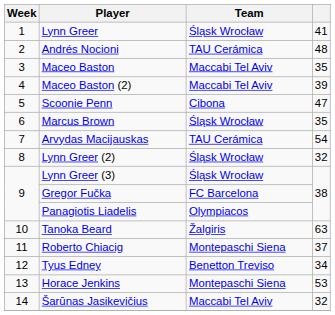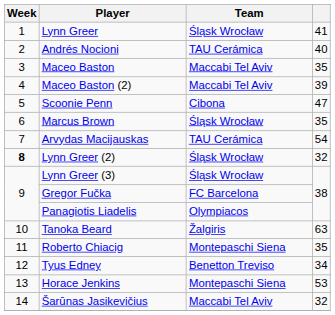(321, 49) 48 -> (321, 49) 40
(22, 157) normal -> (22, 157) bold
(321, 247) 37 -> (321, 247) 35
